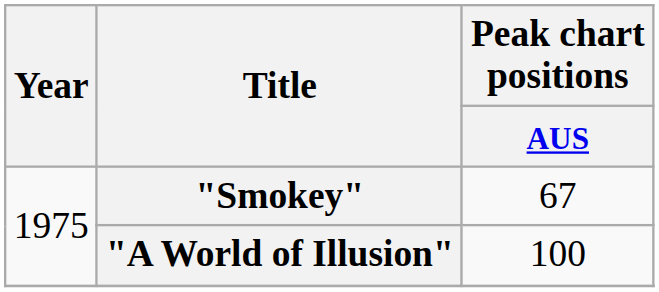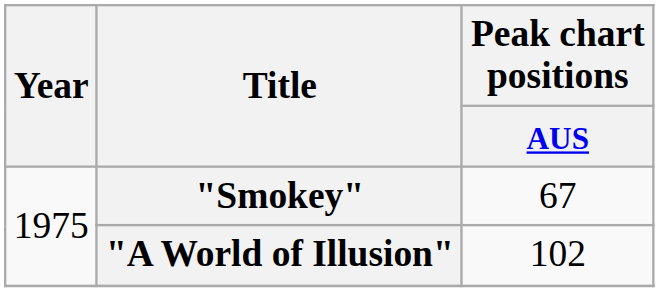(558, 254) 100 -> (558, 254) 102
